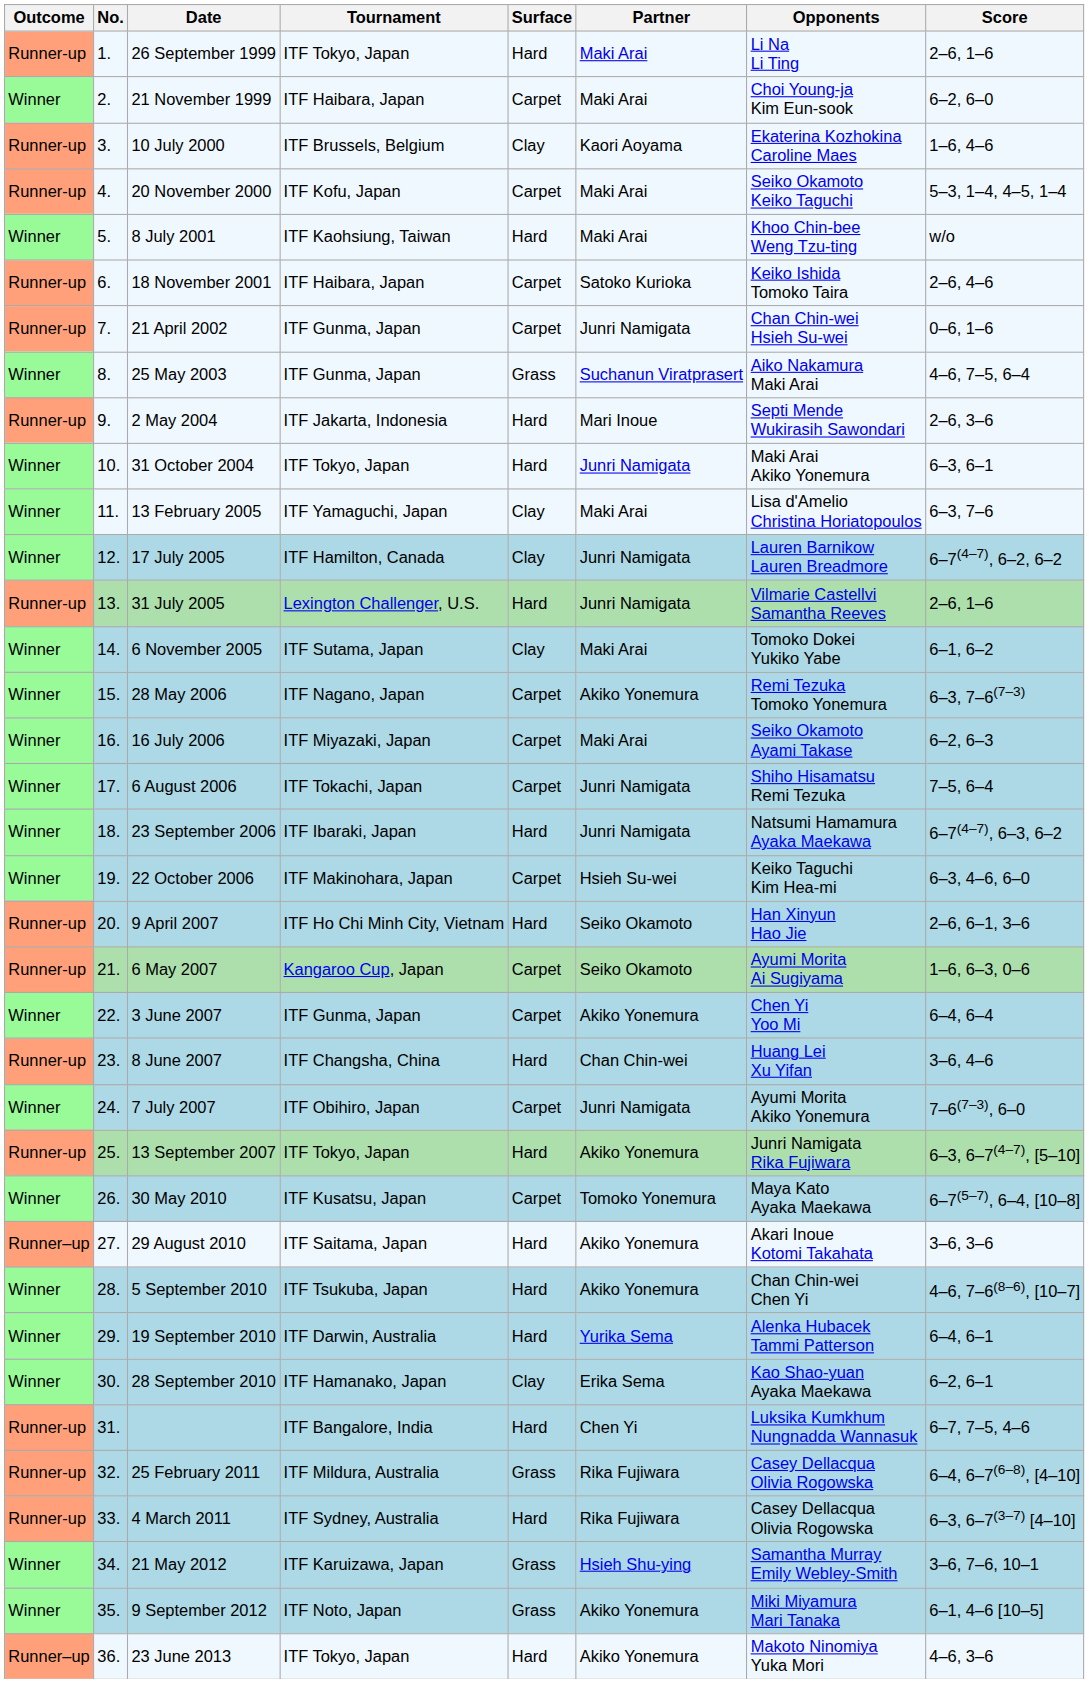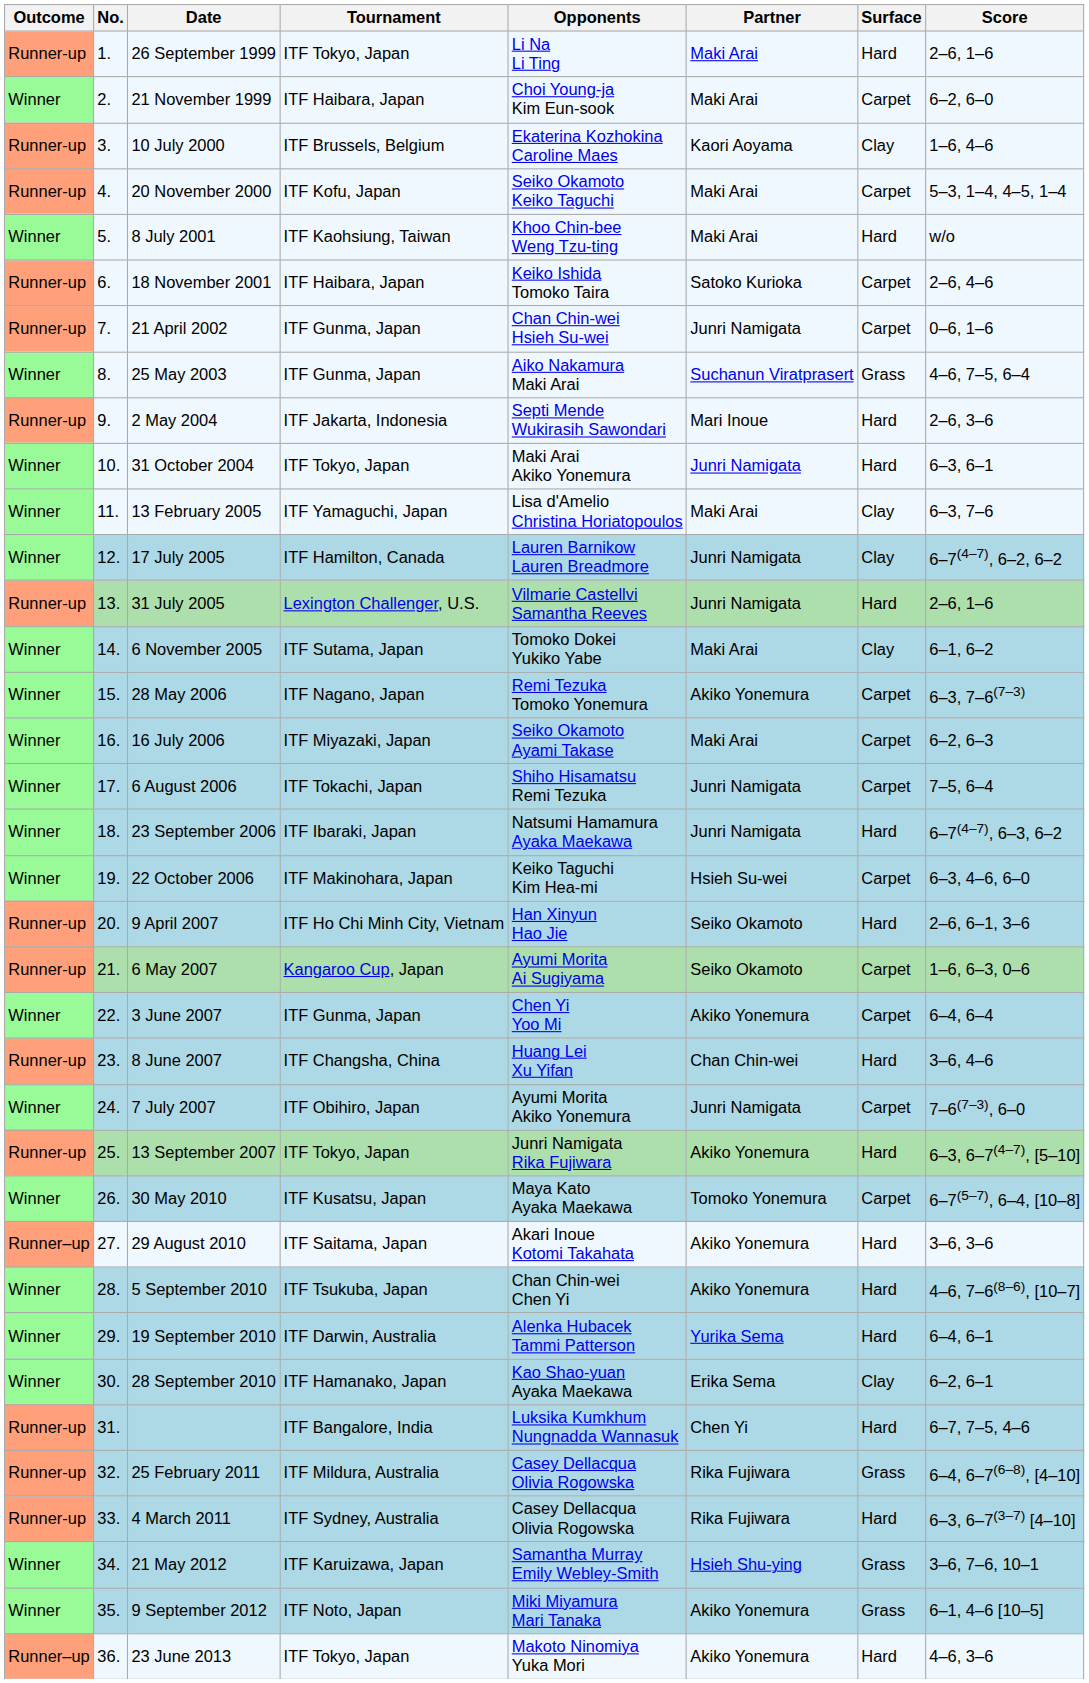columns swapped: (542, 17) <-> (836, 17)
